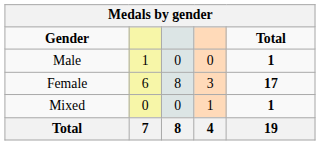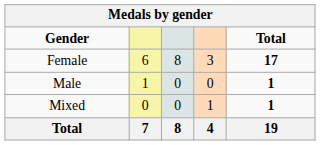rows swapped: (67, 60) <-> (67, 83)
